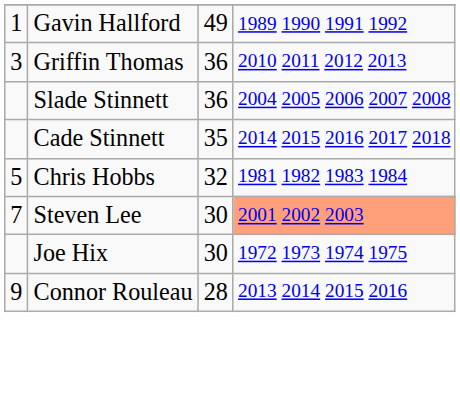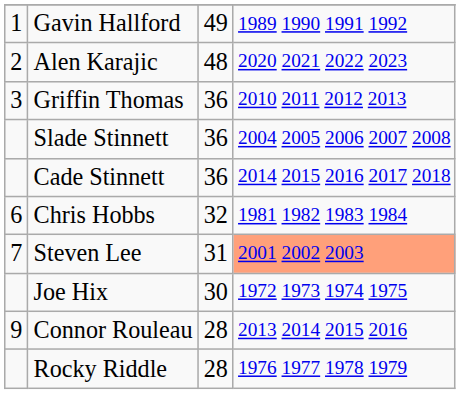+ row: (96, 61)
(216, 138) 35 -> (216, 176) 36
(16, 176) 5 -> (16, 215) 6
(216, 215) 30 -> (216, 253) 31
+ row: (100, 368)
